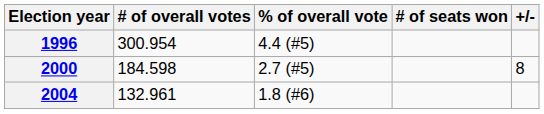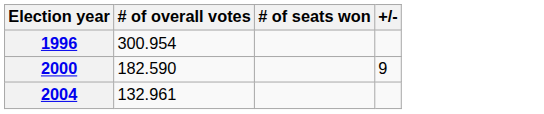- column: (323, 17)
(147, 69) 184.598 -> (147, 69) 182.590
(520, 69) 8 -> (383, 69) 9
